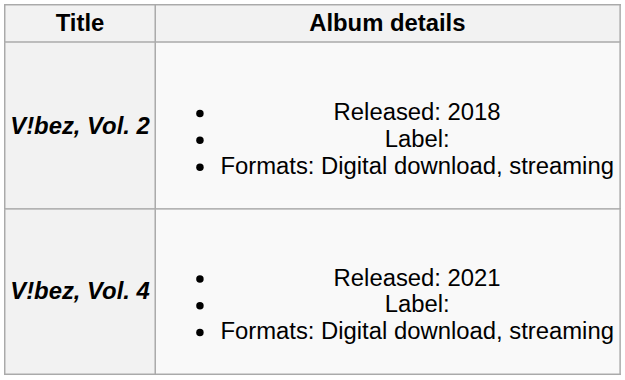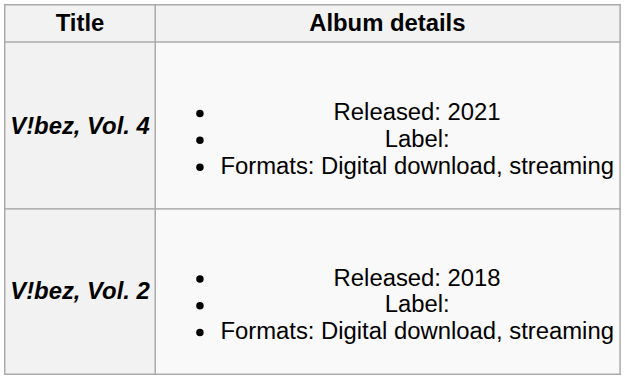rows swapped: (80, 125) <-> (80, 291)
